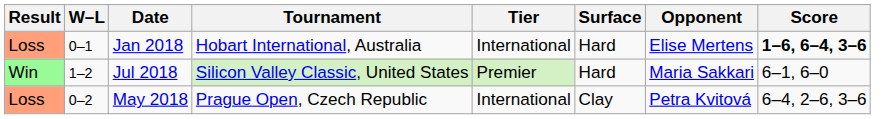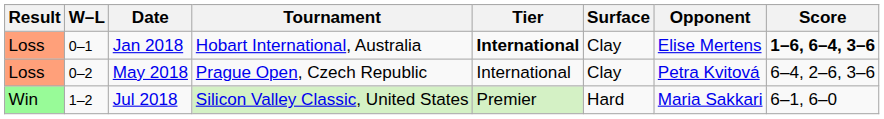(524, 45) normal -> (528, 45) bold
(597, 45) Hard -> (604, 45) Clay
rows swapped: (150, 99) <-> (145, 72)
